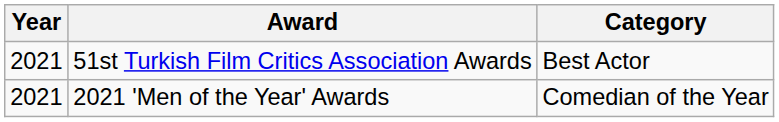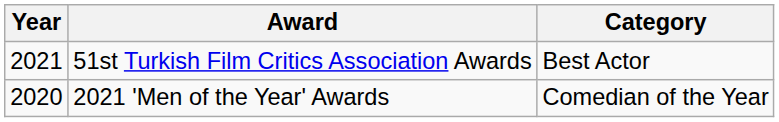(36, 97) 2021 -> (36, 97) 2020
